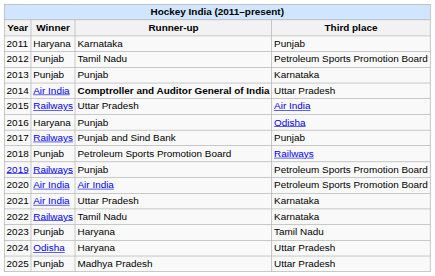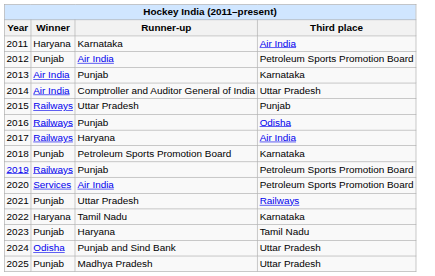(290, 43) Punjab -> (278, 43) Air India
(102, 59) Tamil Nadu -> (96, 59) Air India
(49, 75) Punjab -> (51, 75) Air India
(173, 91) bold -> (166, 91) normal
(292, 106) Air India -> (275, 106) Punjab
(52, 122) Haryana -> (53, 122) Railways
(127, 138) Punjab and Sind Bank -> (96, 138) Haryana
(290, 138) Punjab -> (278, 138) Air India
(294, 153) Railways -> (282, 153) Karnataka
(51, 185) Air India -> (52, 185) Services
(51, 201) Air India -> (49, 201) Punjab
(297, 201) Karnataka -> (279, 201) Railways
(53, 216) Railways -> (52, 216) Haryana
(96, 248) Haryana -> (127, 248) Punjab and Sind Bank
